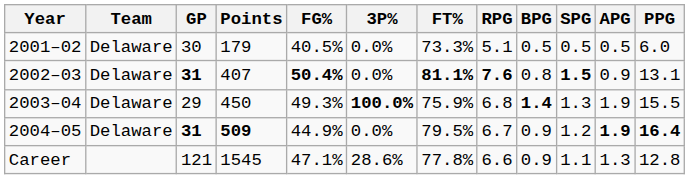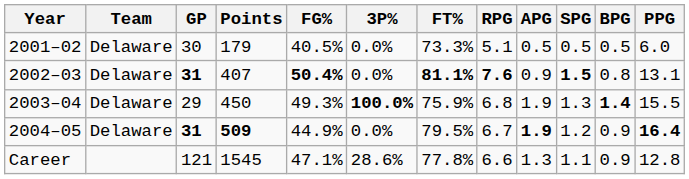columns swapped: (615, 19) <-> (536, 19)
